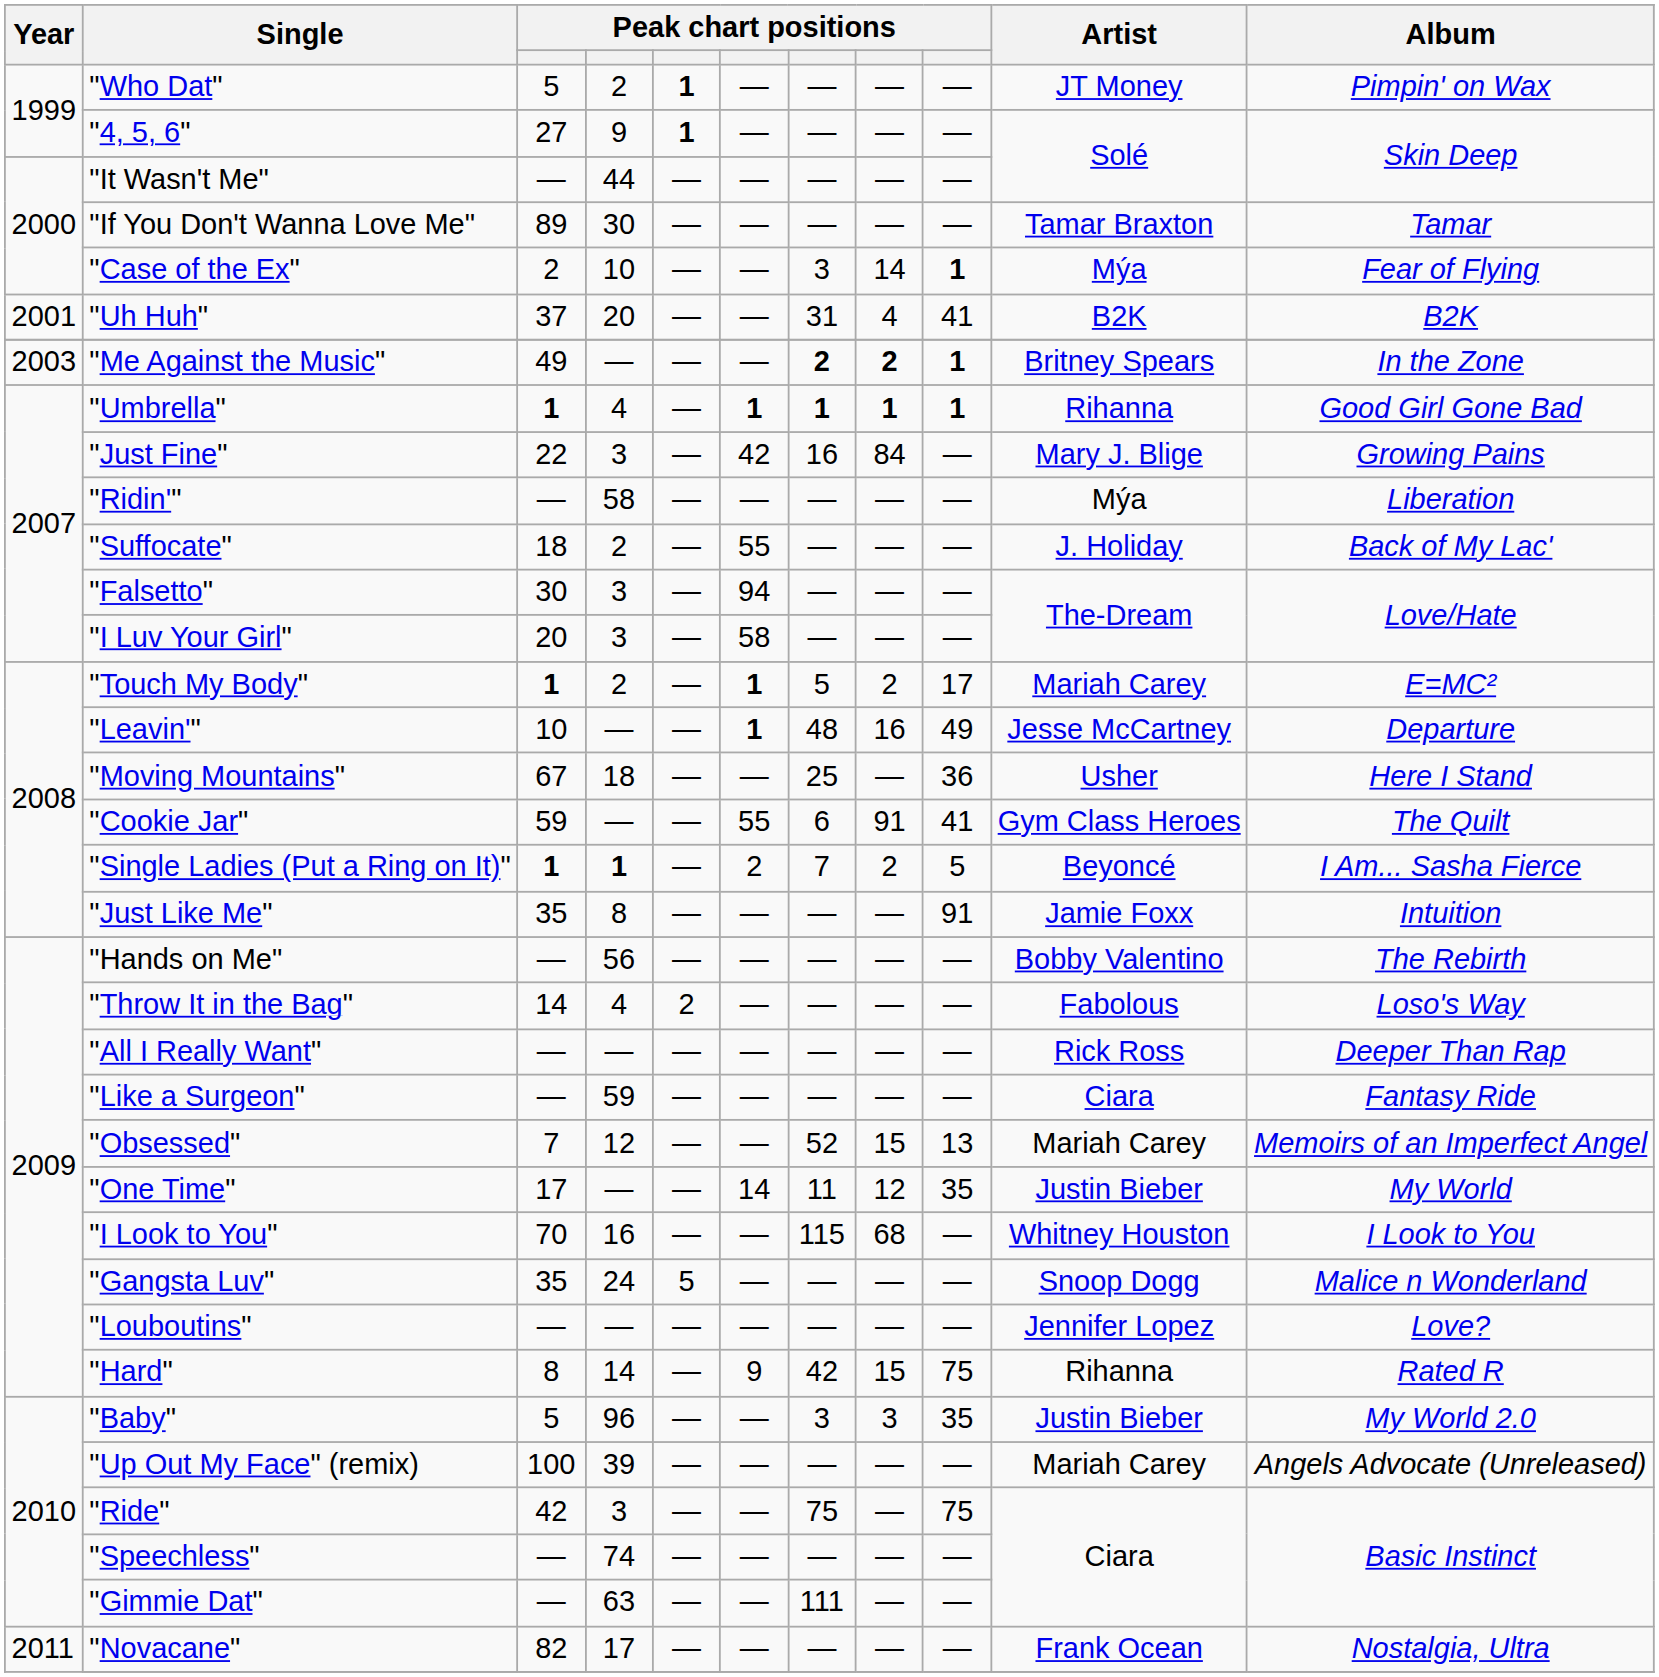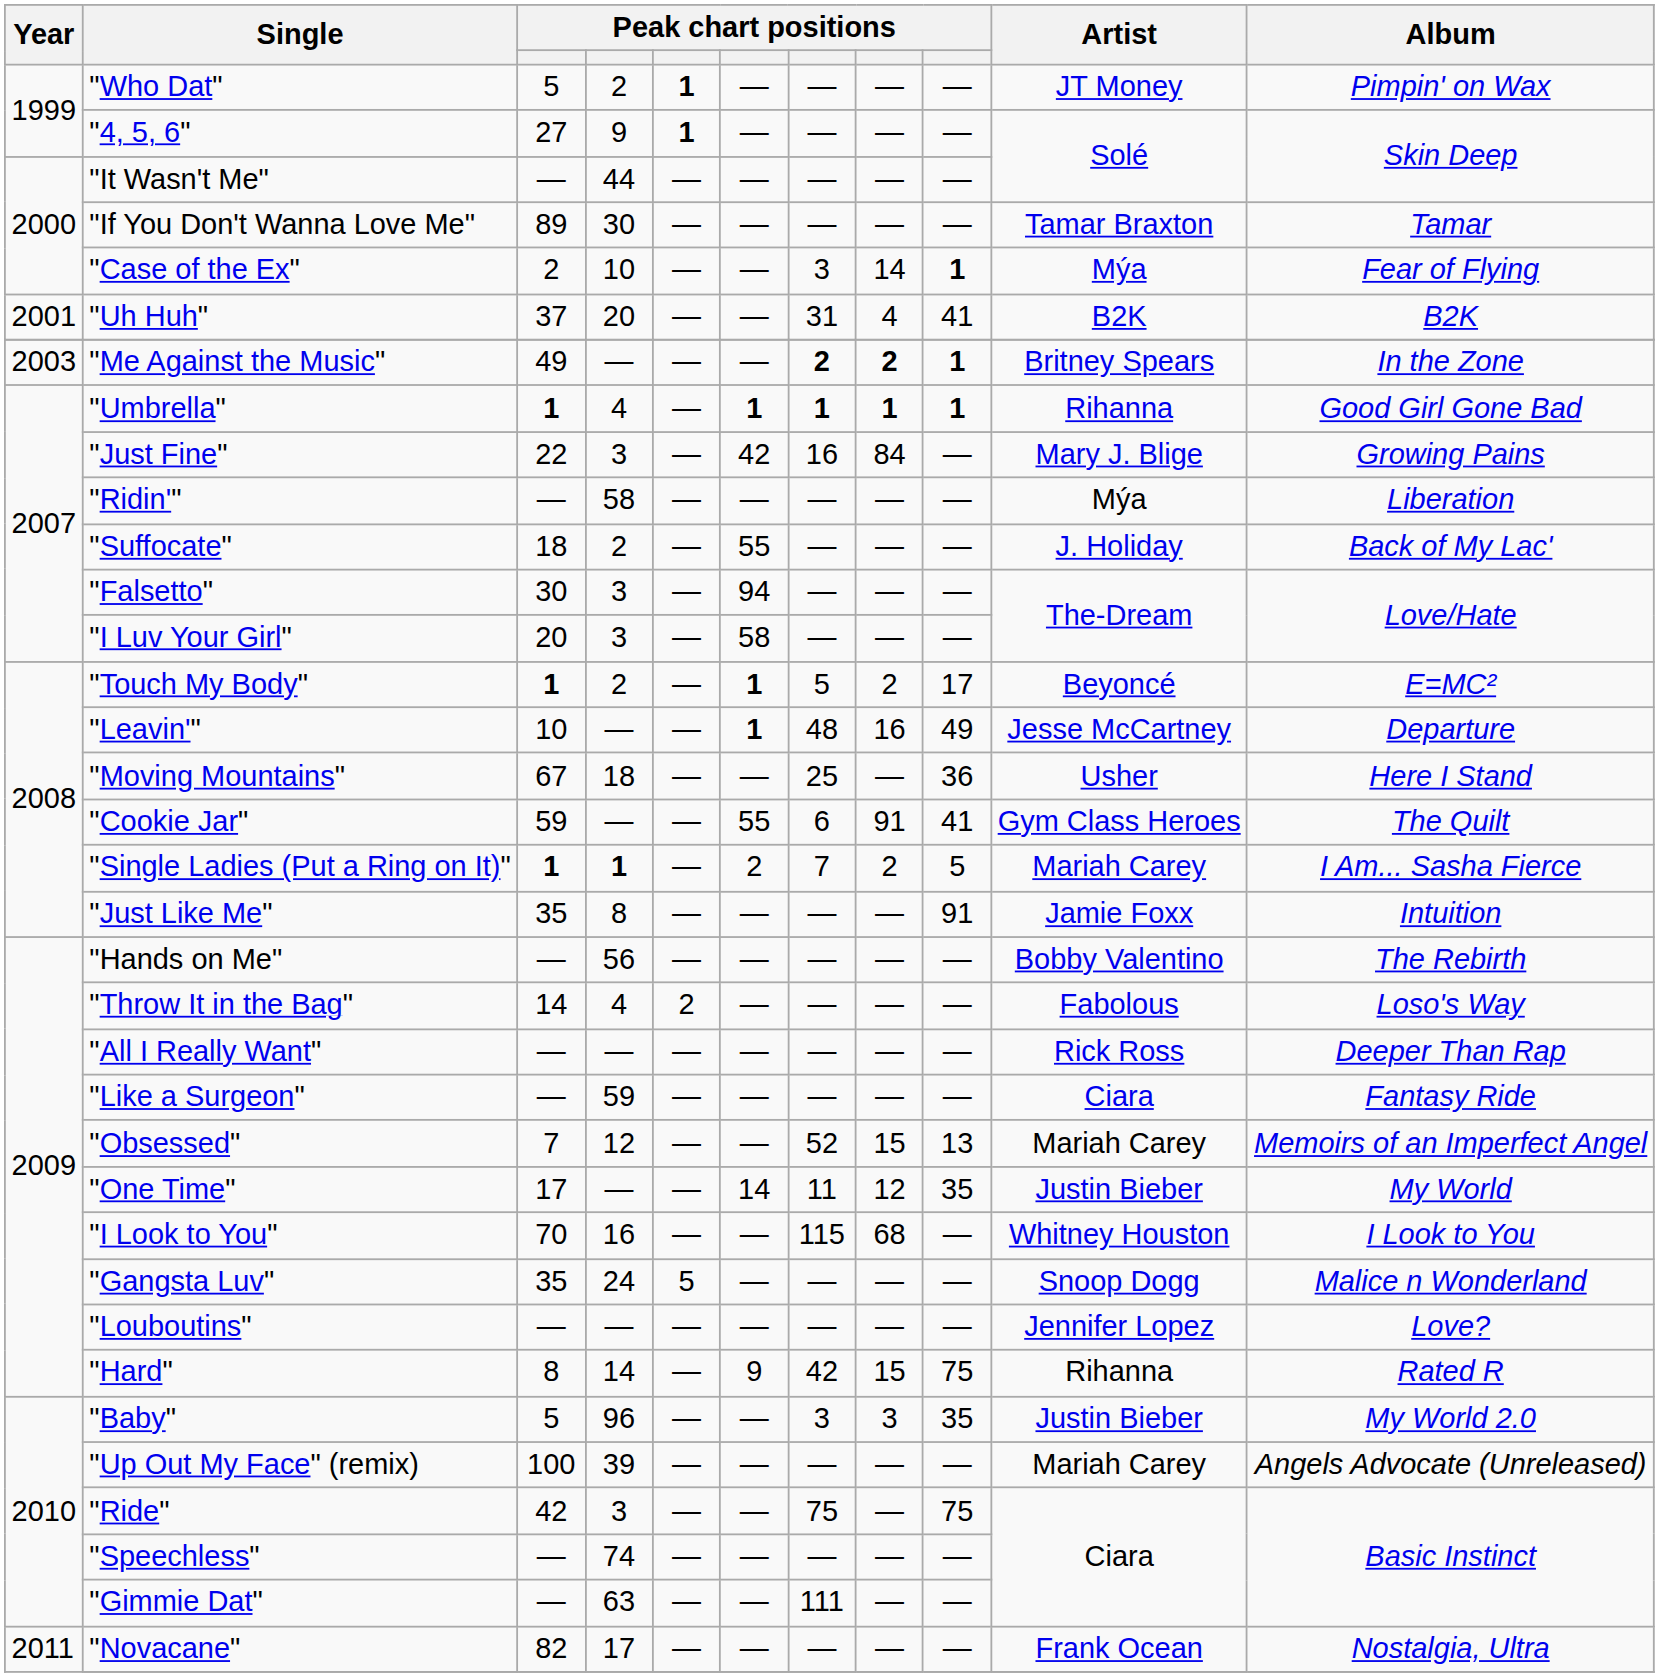(1119, 683) Mariah Carey -> (1119, 683) Beyoncé
(1119, 867) Beyoncé -> (1119, 867) Mariah Carey
